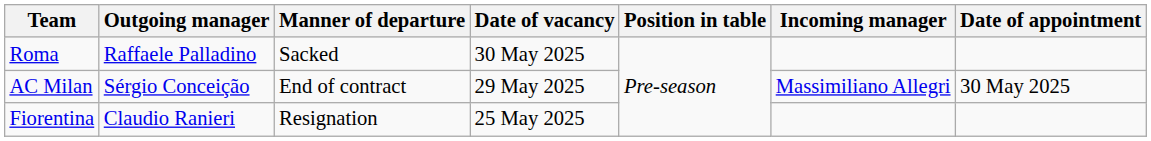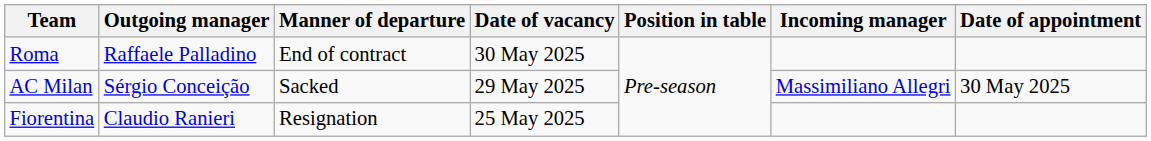(309, 53) Sacked -> (343, 53) Εnd of contract
(343, 86) Εnd of contract -> (309, 86) Sacked
